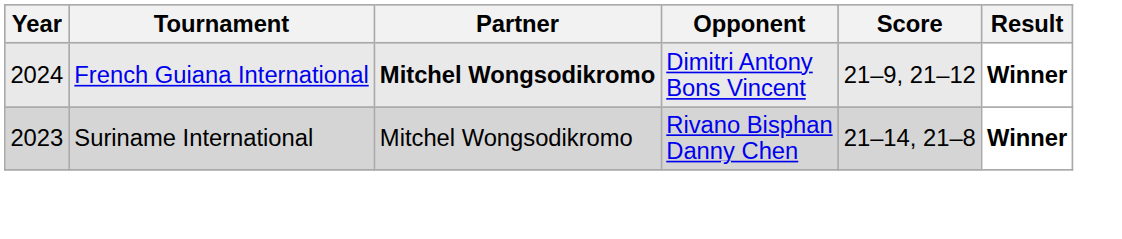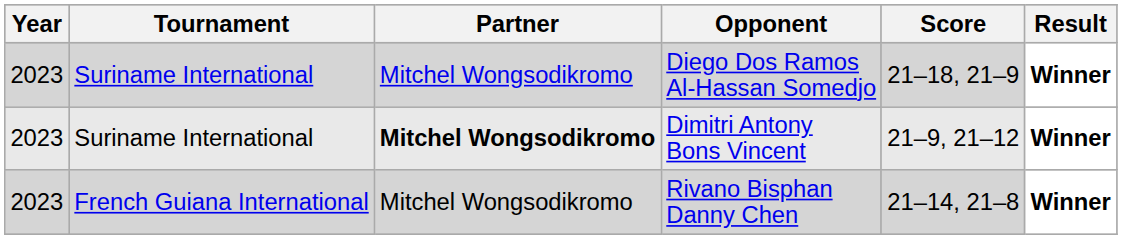+ row: (771, 75)
(37, 75) 2024 -> (37, 139) 2023
(222, 75) French Guiana International -> (194, 139) Suriname International
(194, 139) Suriname International -> (222, 203) French Guiana International
